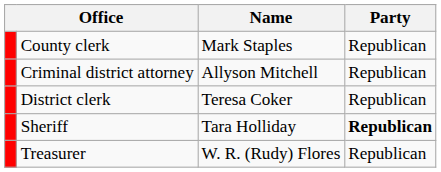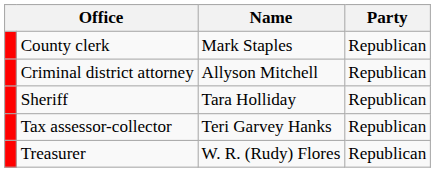- row: (66, 99)
(390, 126) bold -> (387, 99) normal
+ row: (96, 126)
